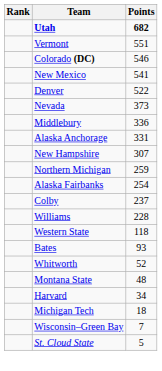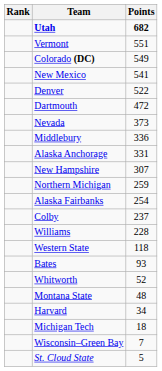(141, 59) 546 -> (141, 59) 549
+ row: (56, 106)
